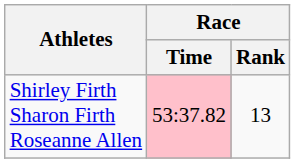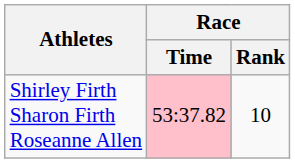(261, 116) 13 -> (261, 116) 10
